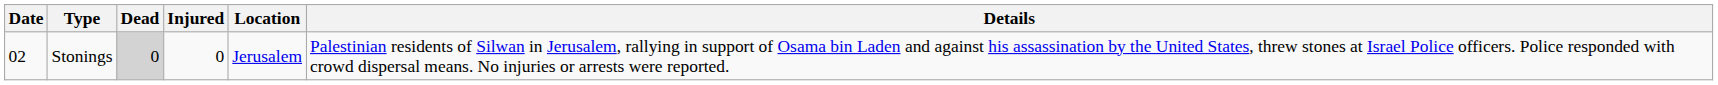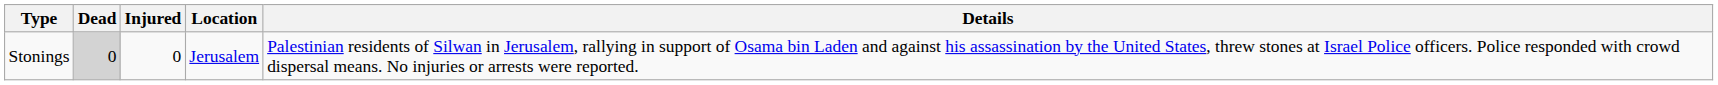- column: (26, 18)
